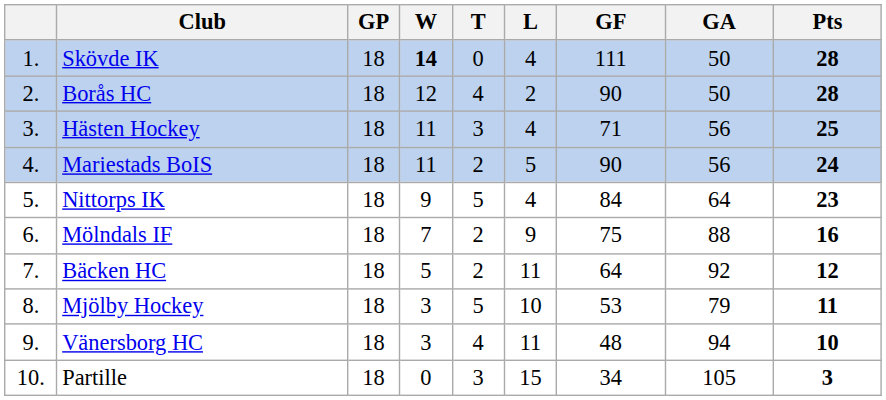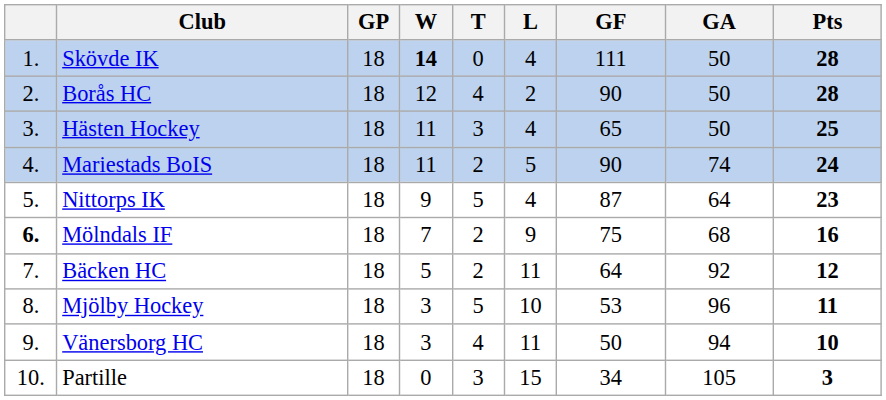(611, 128) 71 -> (611, 128) 65
(719, 128) 56 -> (719, 128) 50
(719, 164) 56 -> (719, 164) 74
(611, 199) 84 -> (611, 199) 87
(31, 235) normal -> (31, 235) bold
(719, 235) 88 -> (719, 235) 68
(719, 306) 79 -> (719, 306) 96
(611, 341) 48 -> (611, 341) 50
